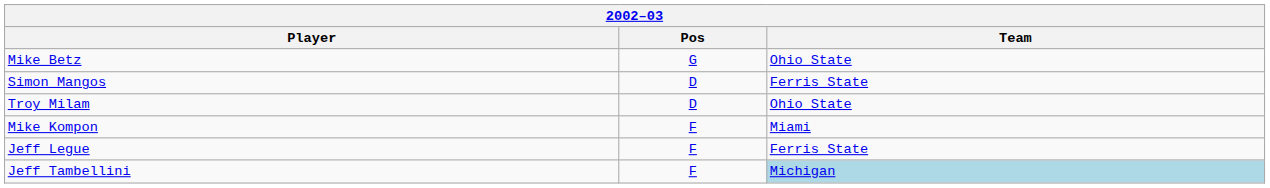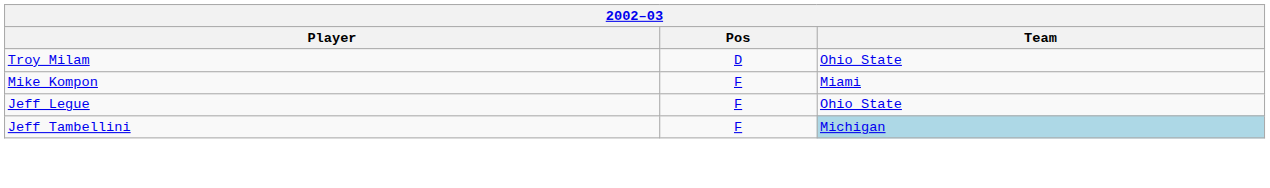- row: (45, 60)
- row: (57, 82)
(819, 149) Ferris State -> (861, 105) Ohio State
